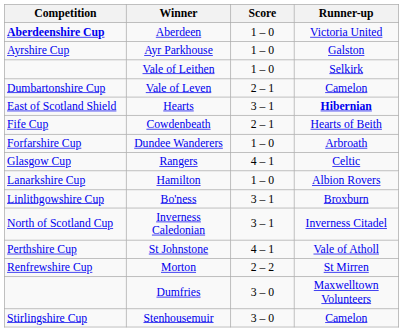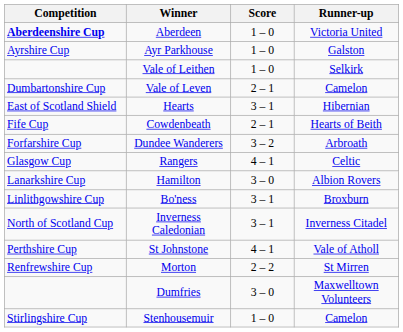(346, 106) bold -> (346, 106) normal
(262, 143) 1 – 0 -> (262, 143) 3 – 2
(262, 180) 1 – 0 -> (262, 180) 3 – 0
(262, 317) 3 – 0 -> (262, 317) 1 – 0
